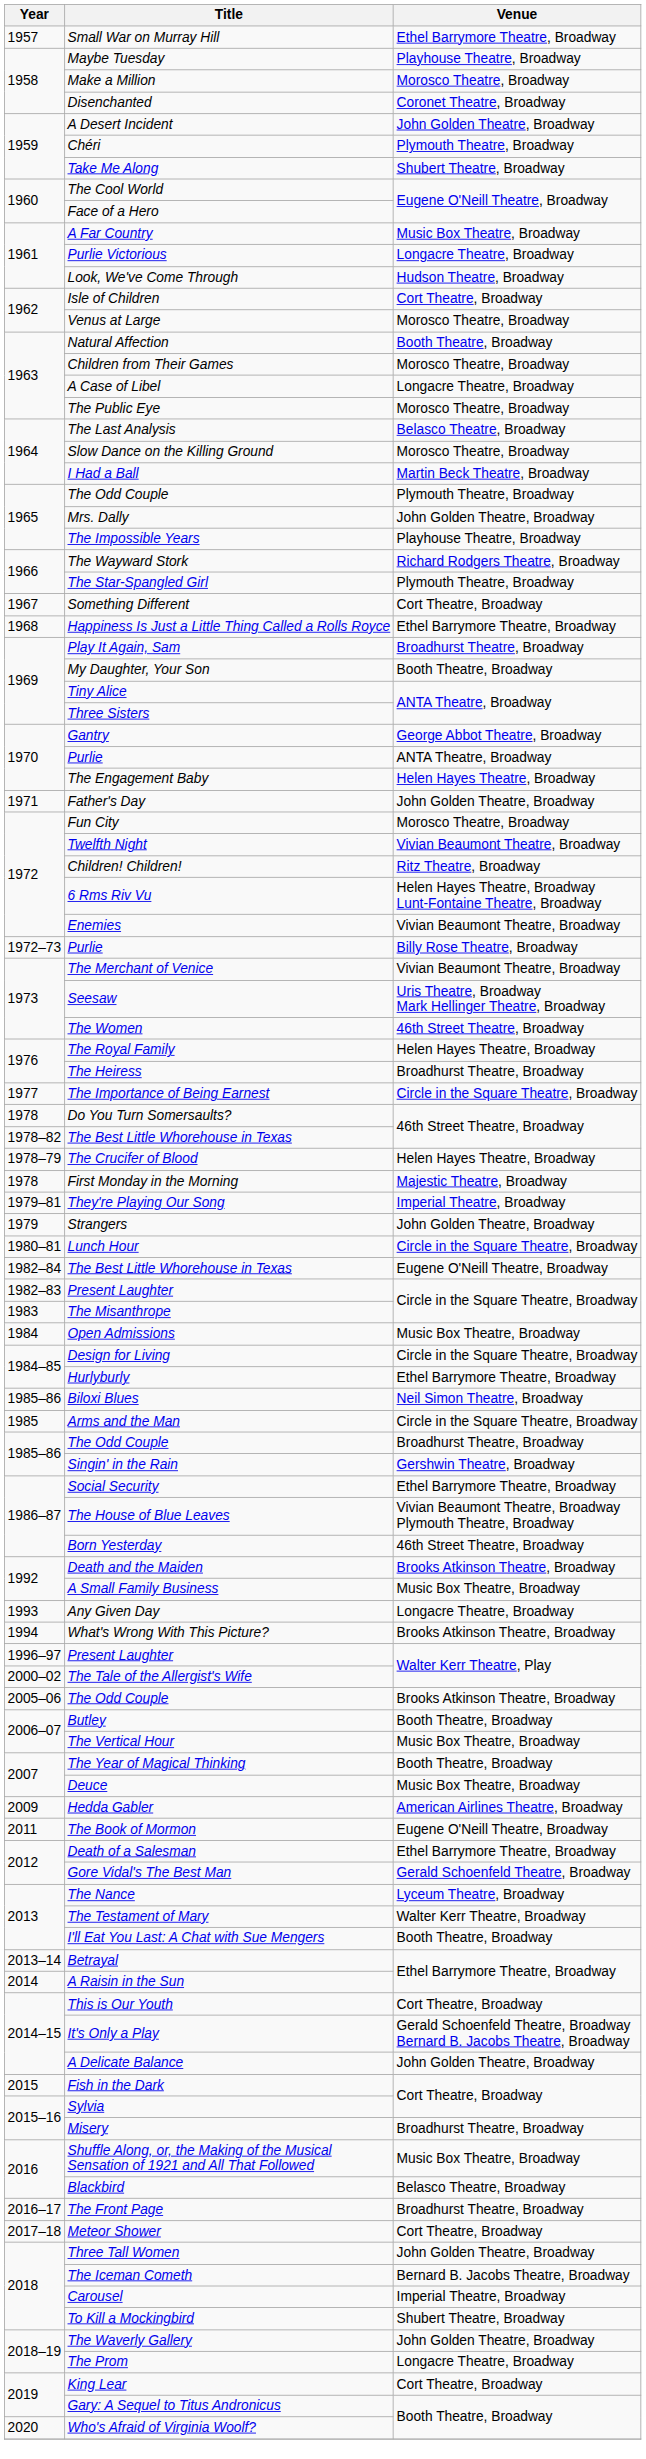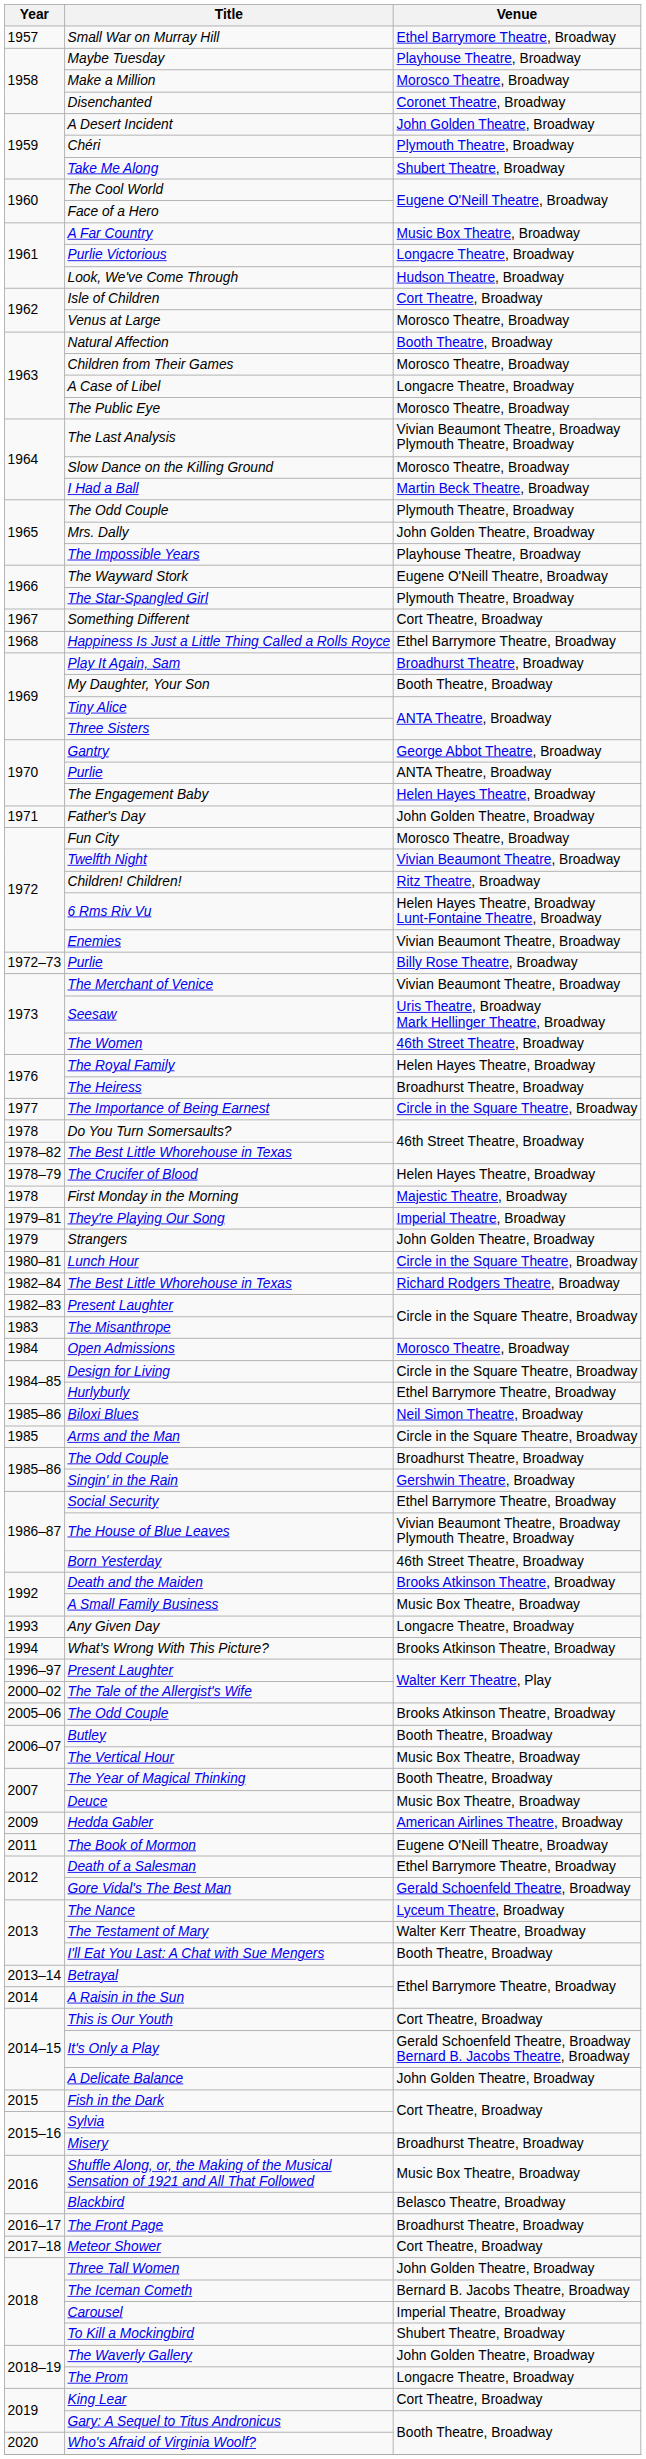(481, 430) Belasco Theatre, Broadway -> (508, 437) Vivian Beaumont Theatre, Broadway Plymouth Theatre, Broadway
(508, 560) Richard Rodgers Theatre, Broadway -> (502, 576) Eugene O'Neill Theatre, Broadway
(502, 1268) Eugene O'Neill Theatre, Broadway -> (508, 1283) Richard Rodgers Theatre, Broadway
(488, 1333) Music Box Theatre, Broadway -> (483, 1349) Morosco Theatre, Broadway
